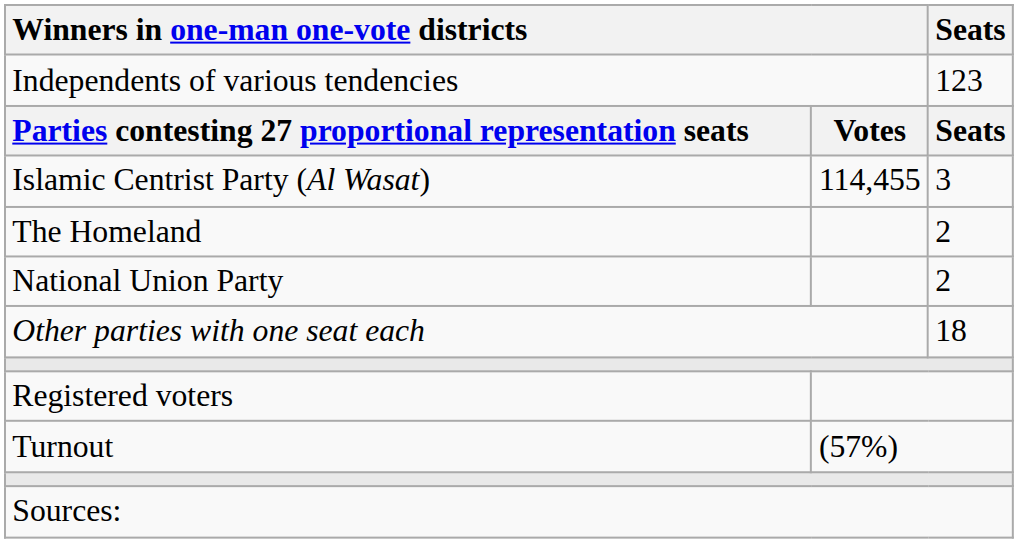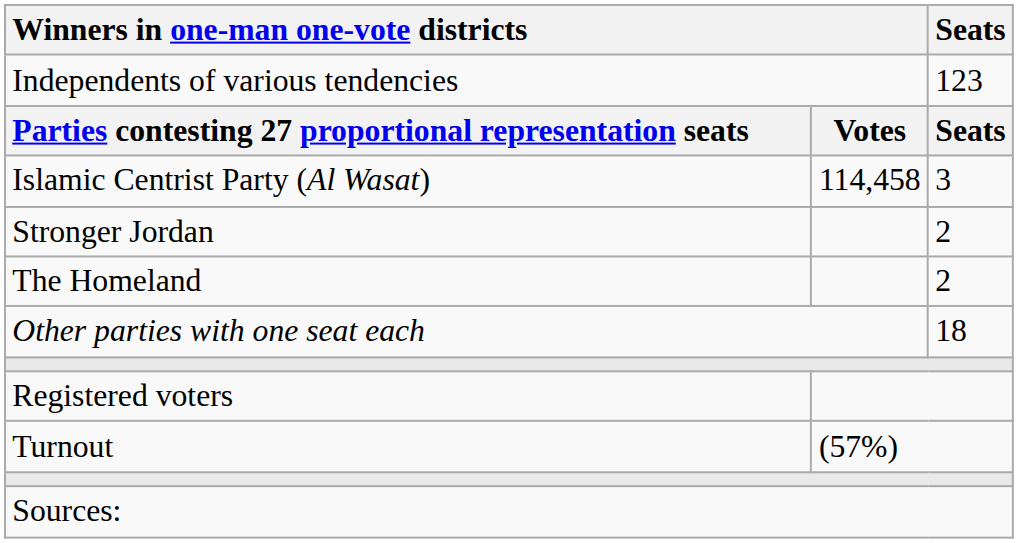(870, 180) 114,455 -> (870, 180) 114,458
+ row: (113, 230)
- row: (148, 280)
